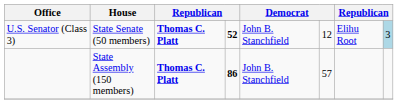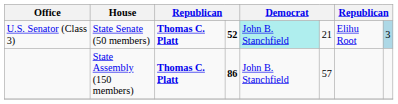(265, 34) no background -> (265, 34) paleturquoise background
(327, 34) 12 -> (327, 34) 21
